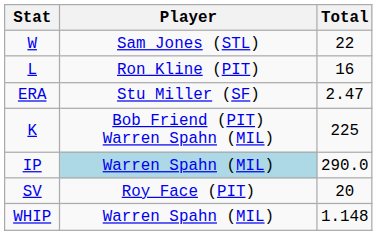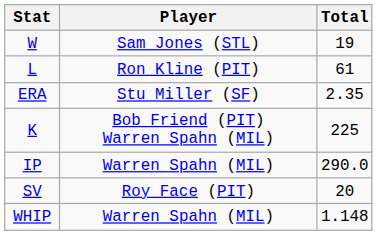(345, 43) 22 -> (345, 43) 19
(345, 69) 16 -> (345, 69) 61
(345, 95) 2.47 -> (345, 95) 2.35
(188, 165) lightblue background -> (188, 165) no background
